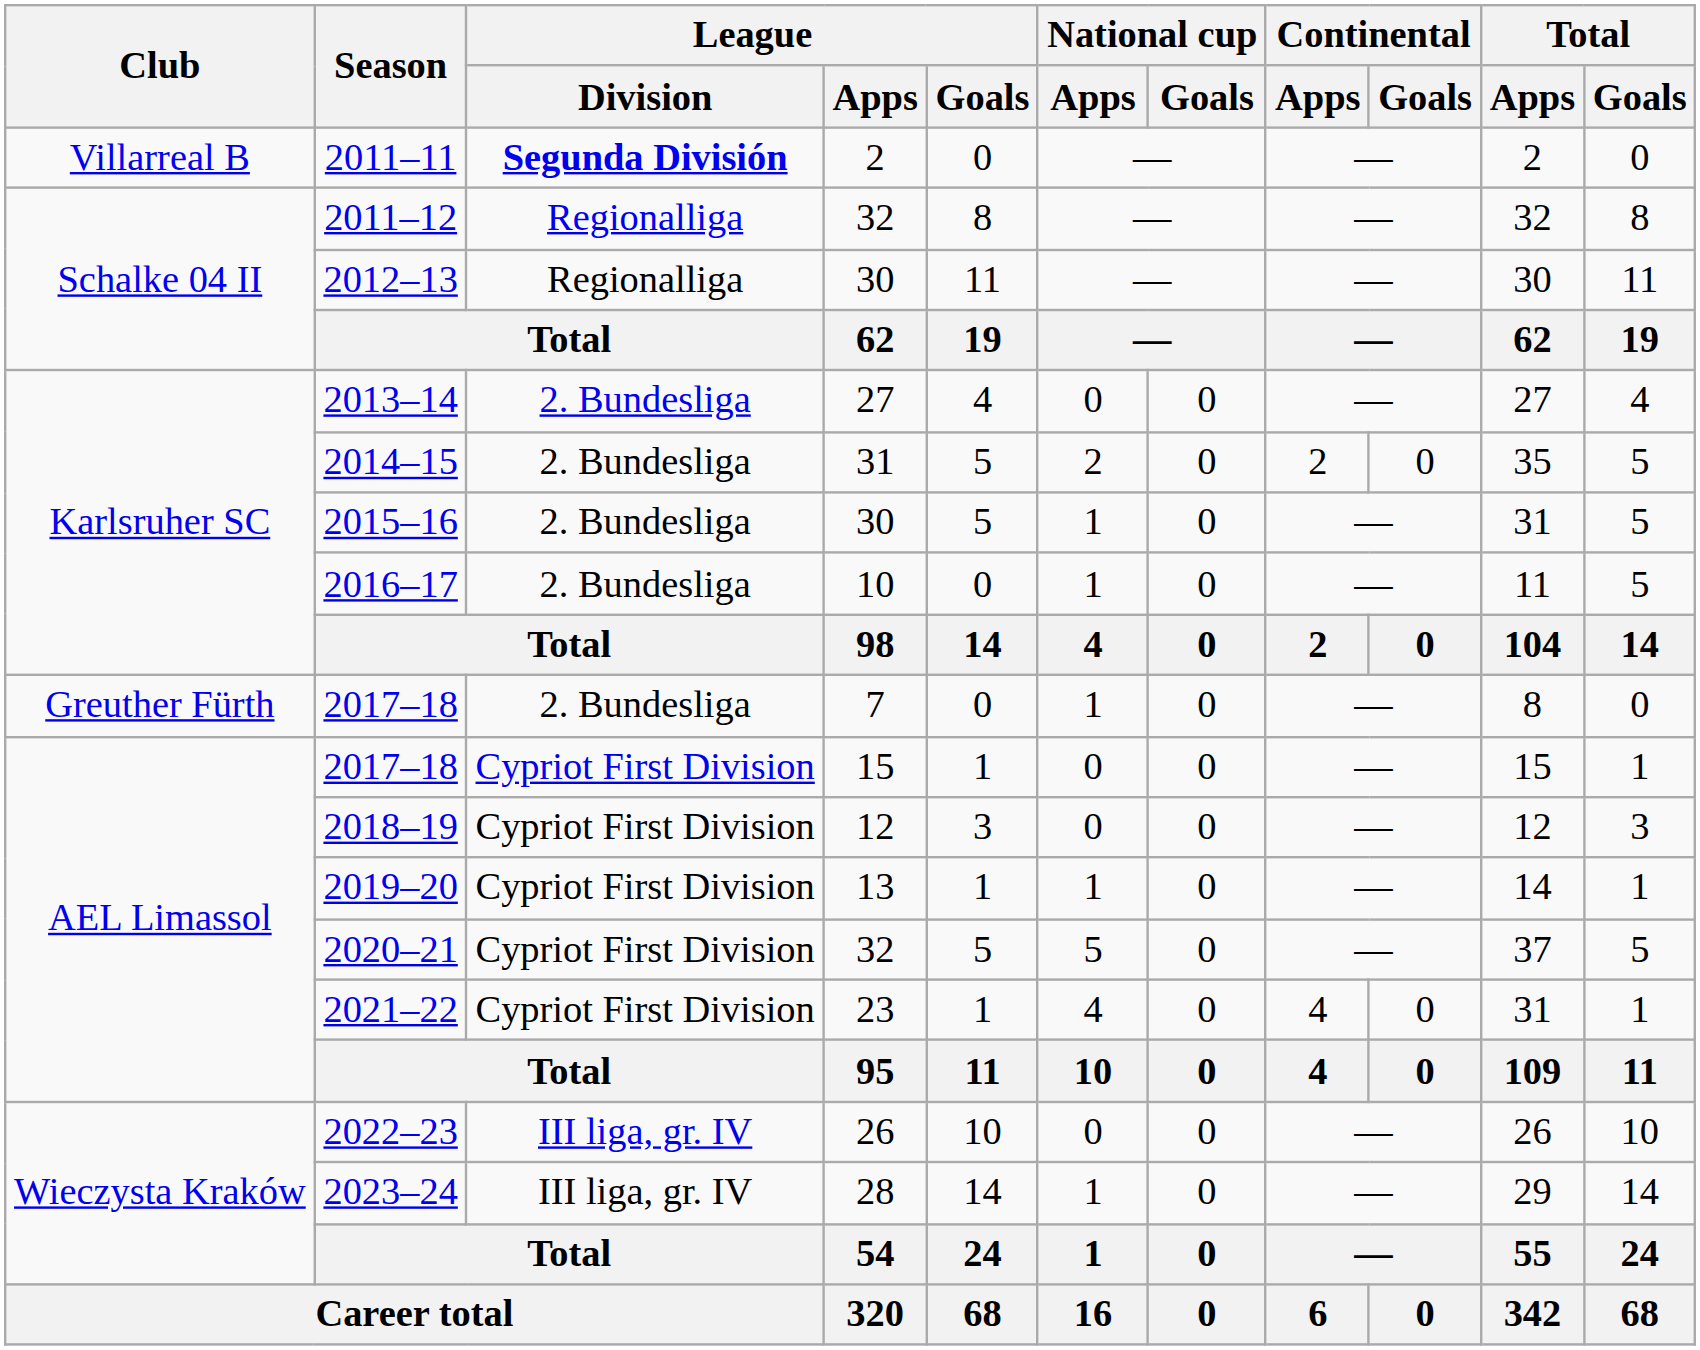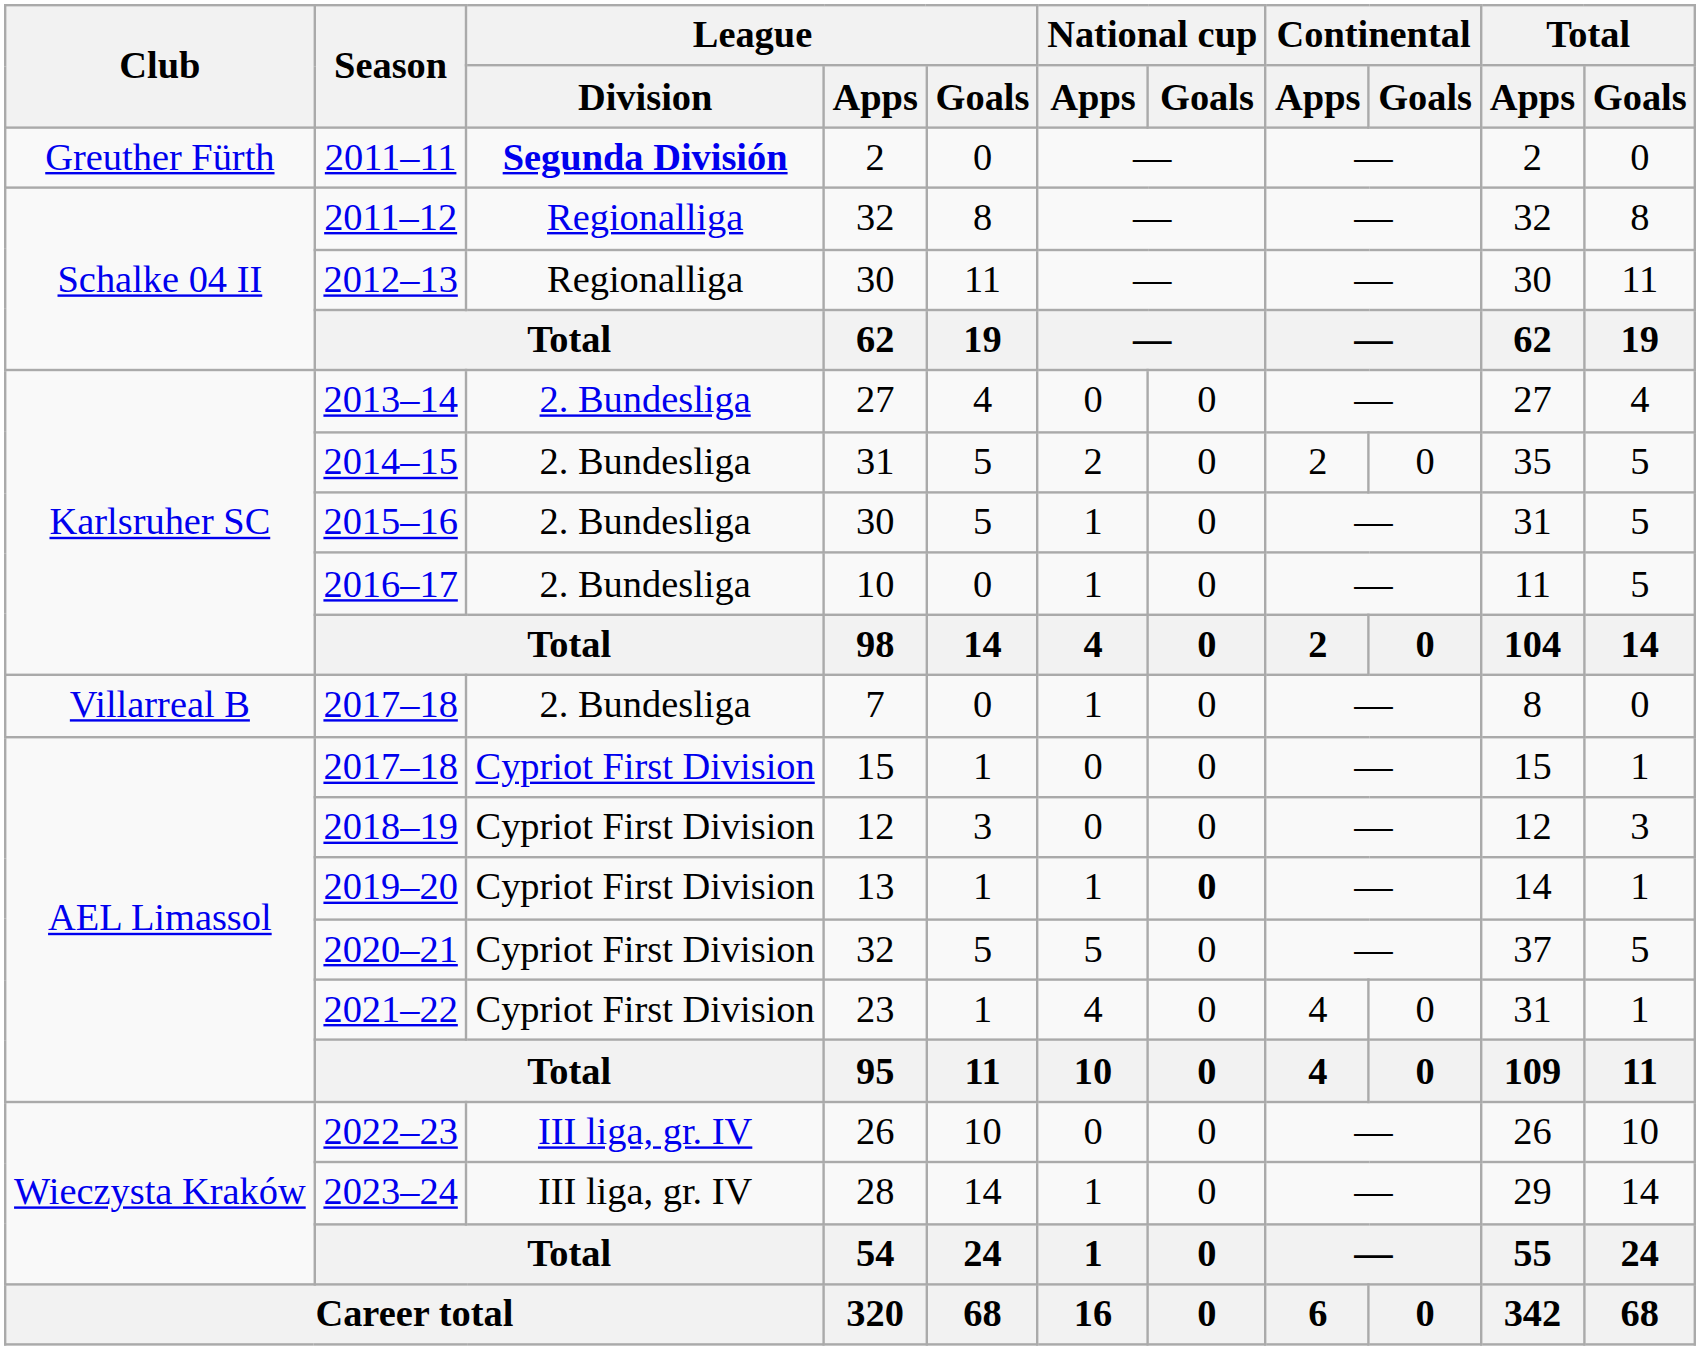(160, 156) Villarreal B -> (160, 156) Greuther Fürth
(160, 704) Greuther Fürth -> (160, 704) Villarreal B
(1207, 887) normal -> (1207, 887) bold
